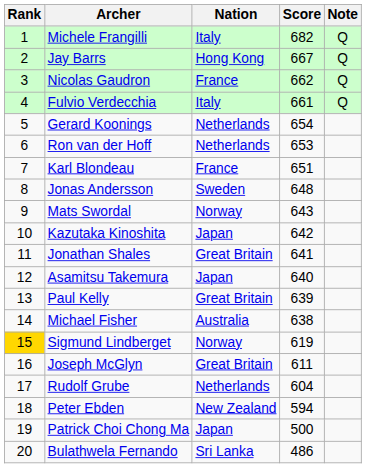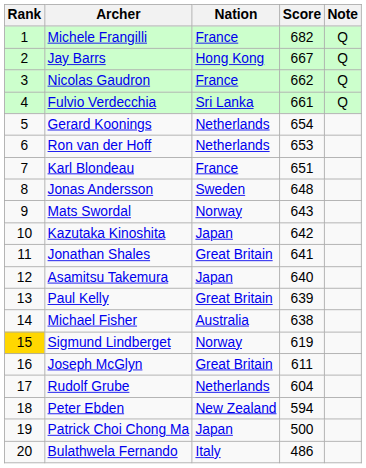(208, 37) Italy -> (217, 37) France
(208, 102) Italy -> (224, 102) Sri Lanka
(224, 451) Sri Lanka -> (208, 451) Italy
